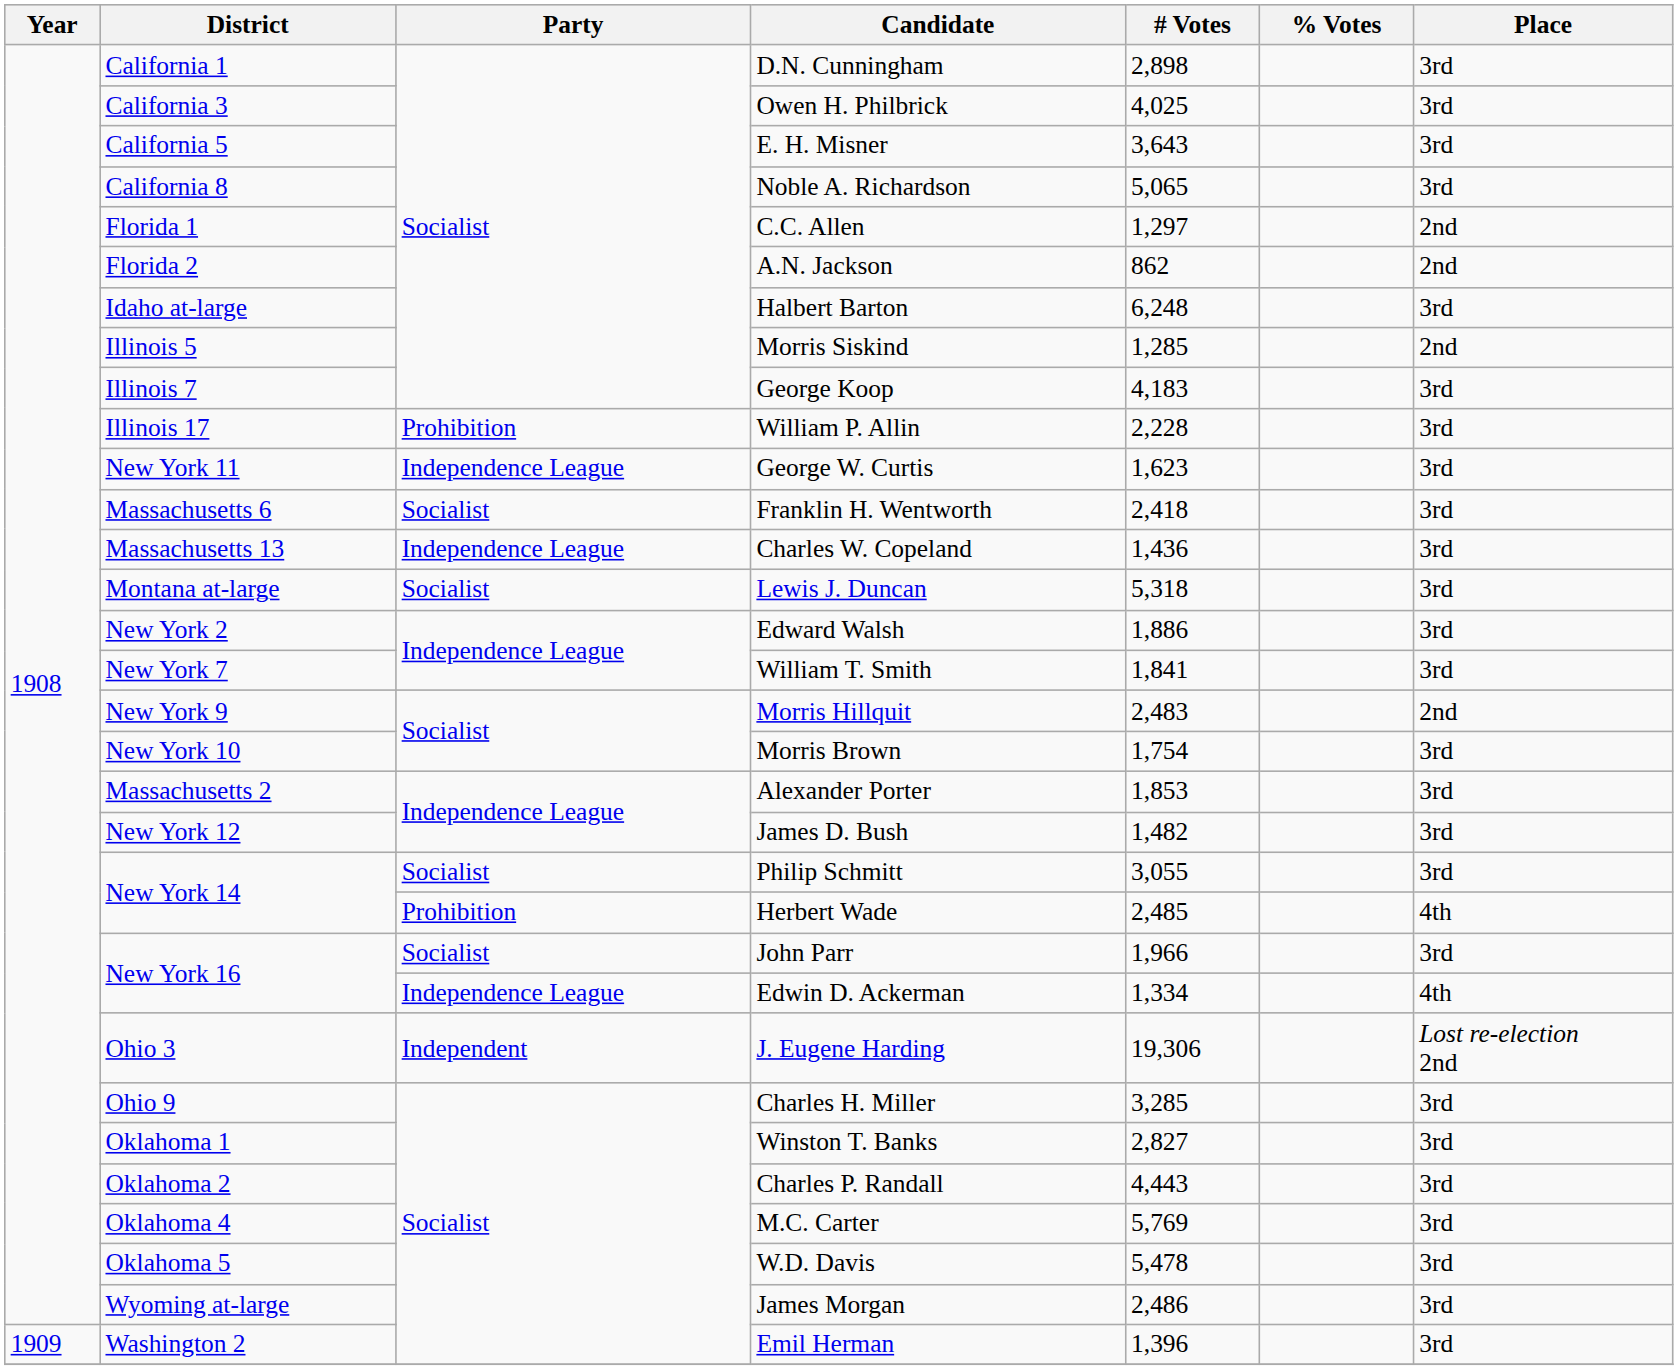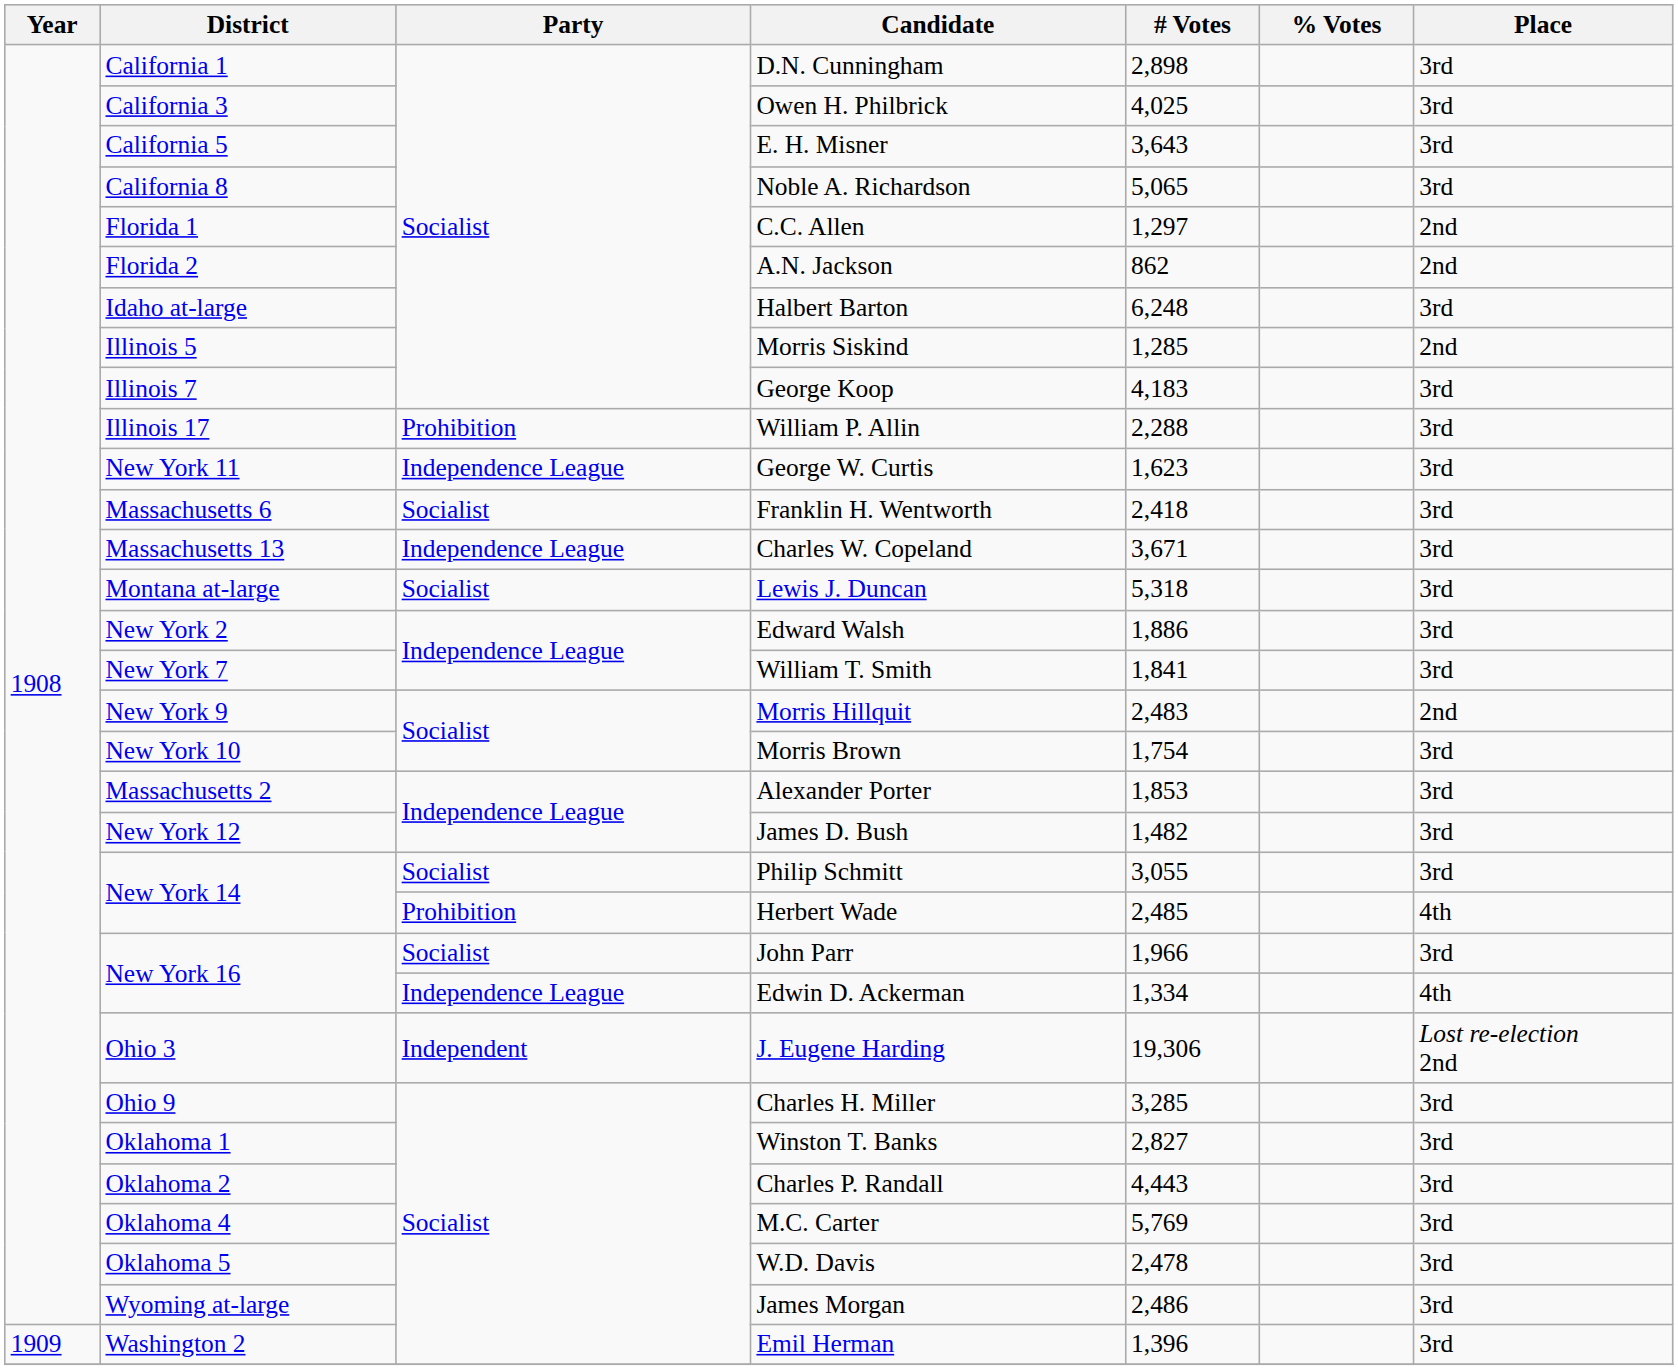(1160, 428) 2,228 -> (1160, 428) 2,288
(1160, 549) 1,436 -> (1160, 549) 3,671
(1160, 1263) 5,478 -> (1160, 1263) 2,478
